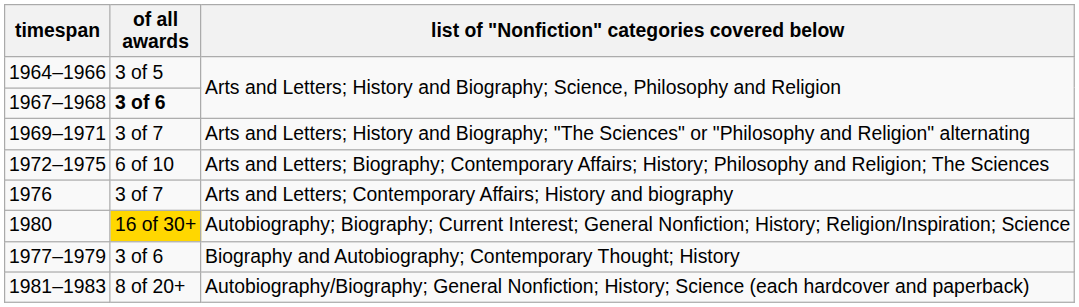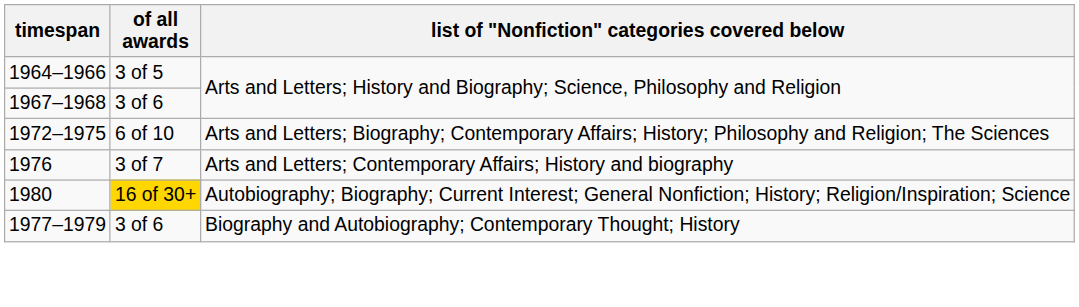(140, 103) bold -> (139, 103) normal
- row: (58, 133)
- row: (58, 287)
